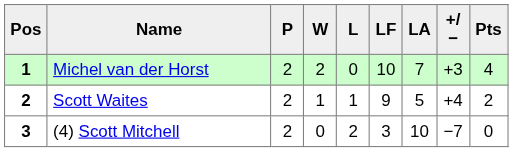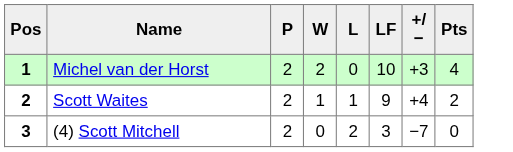- column: (420, 29)
